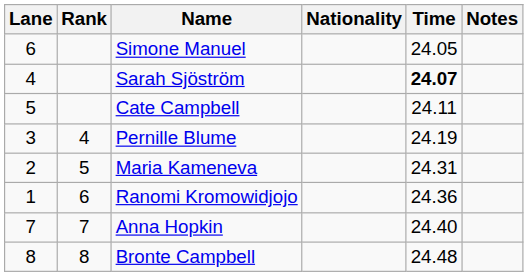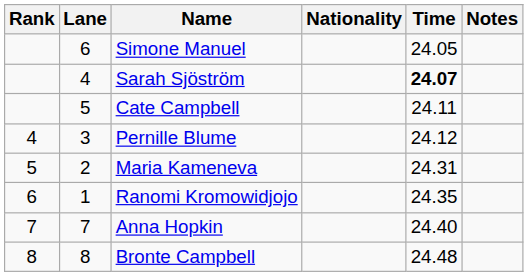columns swapped: (84, 19) <-> (31, 19)
(434, 138) 24.19 -> (434, 138) 24.12
(434, 197) 24.36 -> (434, 197) 24.35
